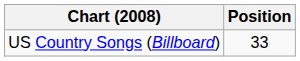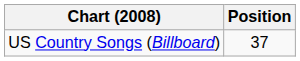(260, 42) 33 -> (260, 42) 37
